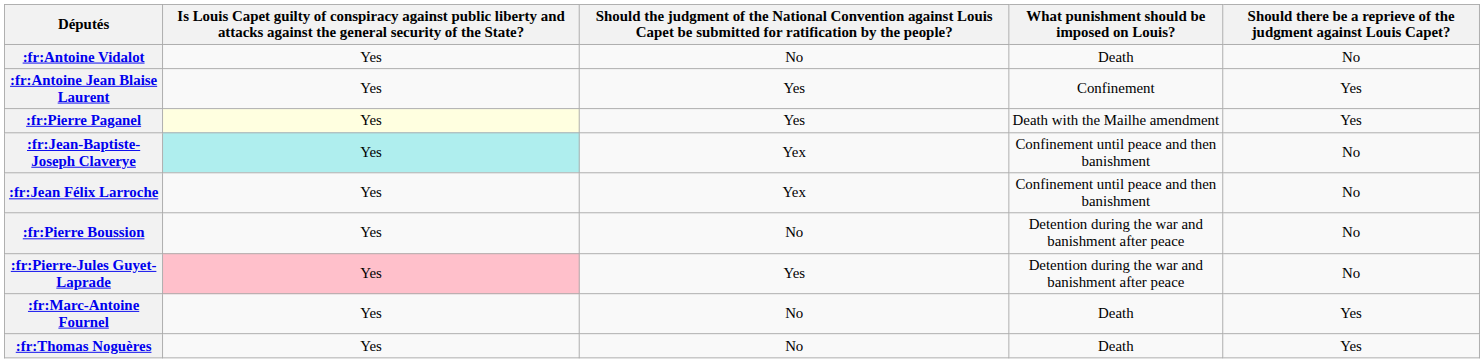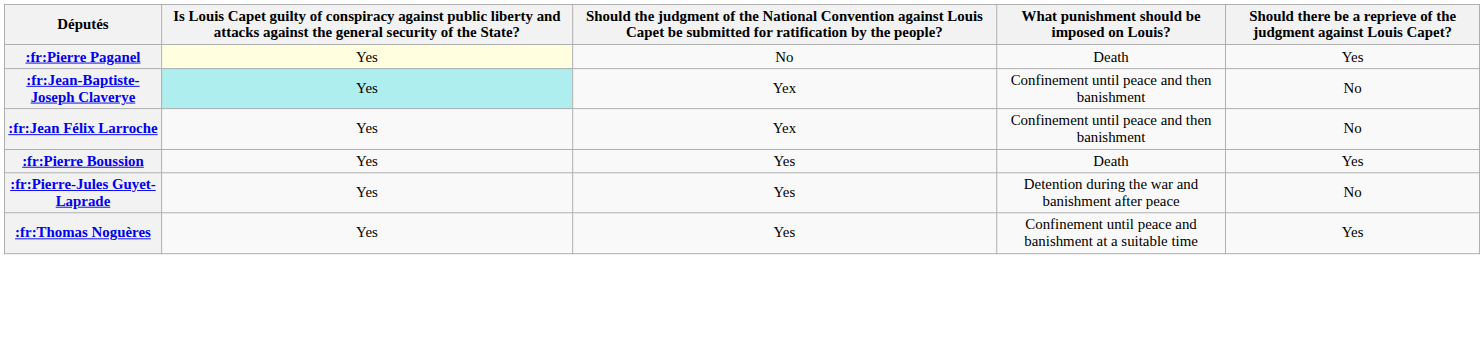- row: (84, 56)
- row: (84, 88)
(794, 120) Yes -> (784, 56) No
(1116, 120) Death with the Mailhe amendment -> (1111, 56) Death
(794, 233) No -> (784, 160) Yes
(1116, 233) Detention during the war and banishment after peace -> (1111, 160) Death
(1351, 233) No -> (1353, 160) Yes
(371, 273) pink background -> (367, 192) no background
- row: (84, 313)
(794, 345) No -> (784, 233) Yes
(1116, 345) Death -> (1111, 233) Confinement until peace and banishment at a suitable time
